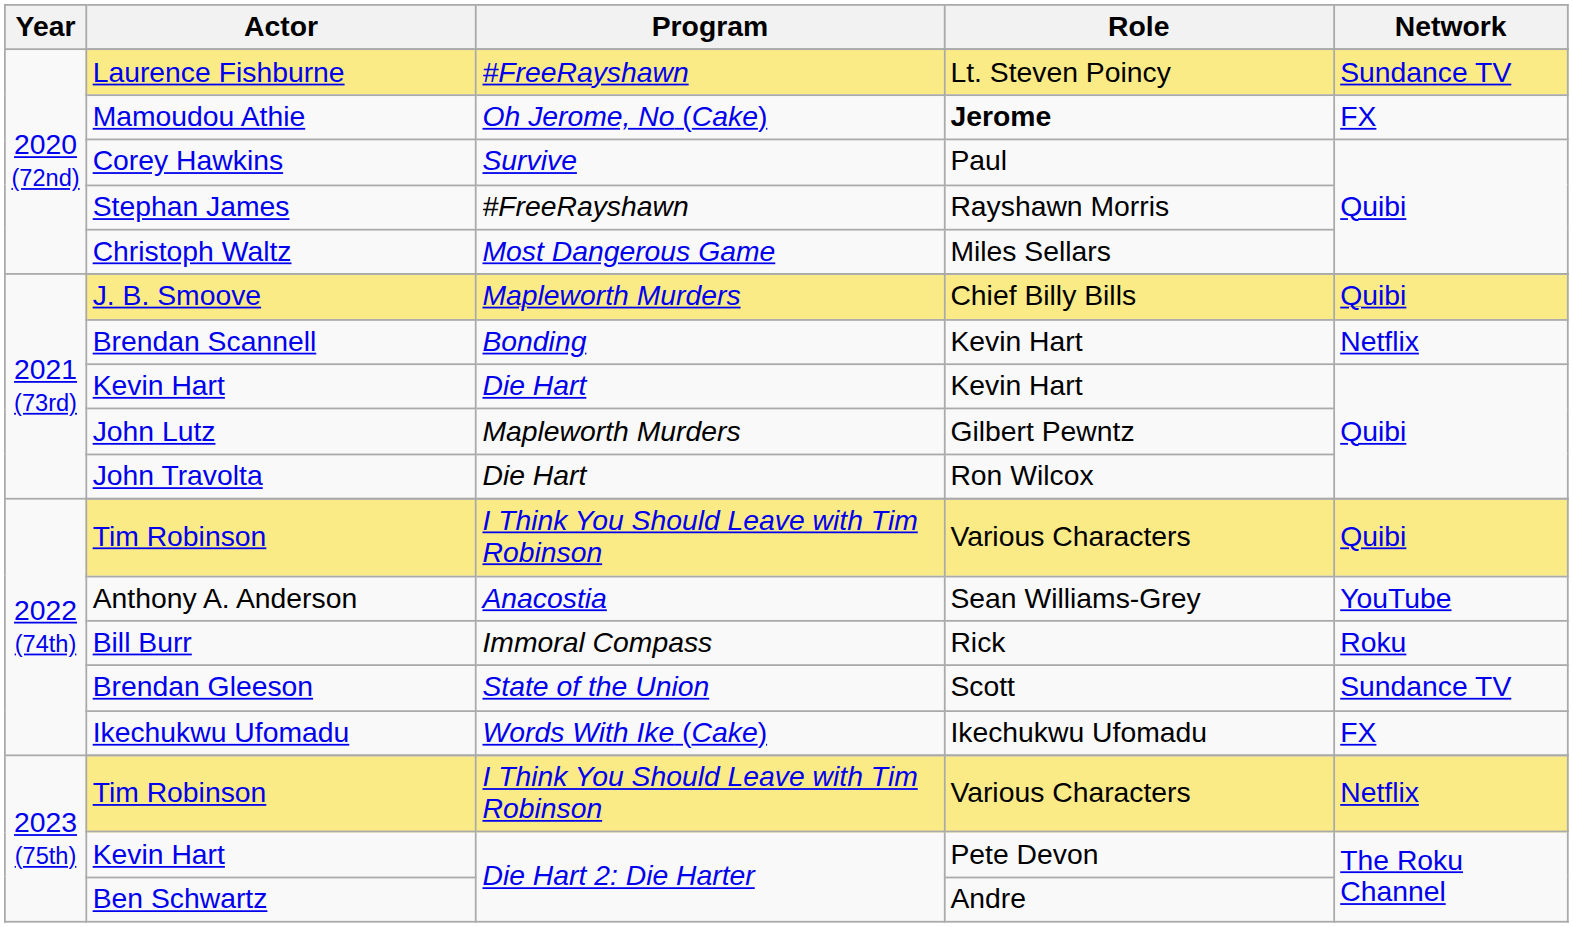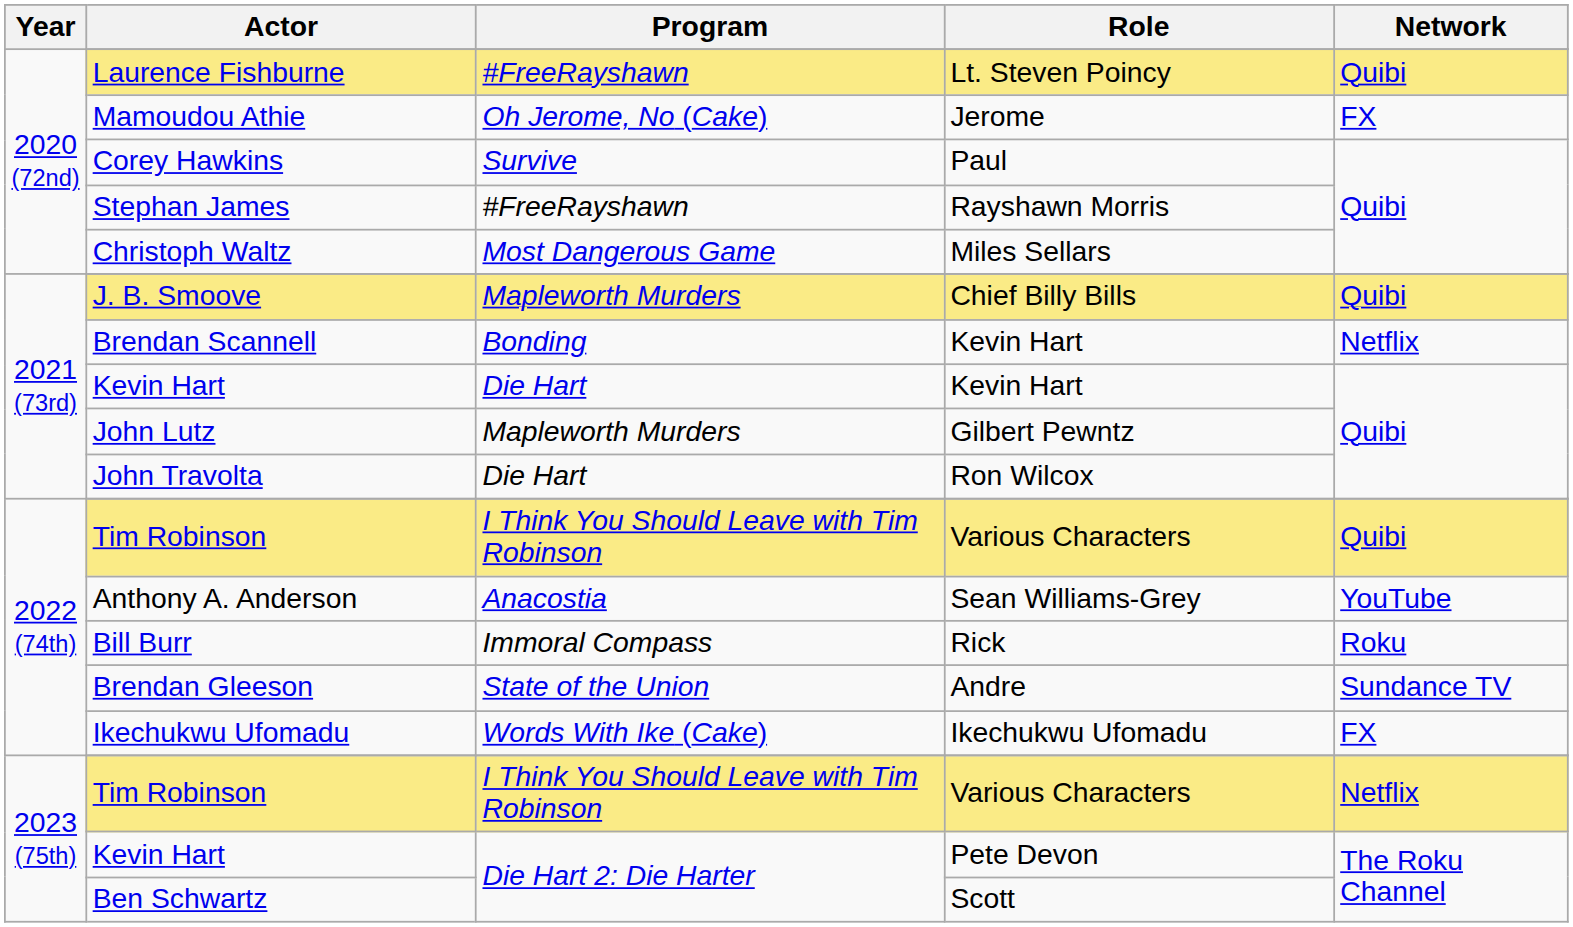(1426, 71) Sundance TV -> (1373, 71) Quibi
(1001, 116) bold -> (998, 116) normal
(983, 687) Scott -> (988, 687) Andre
(988, 899) Andre -> (983, 899) Scott
